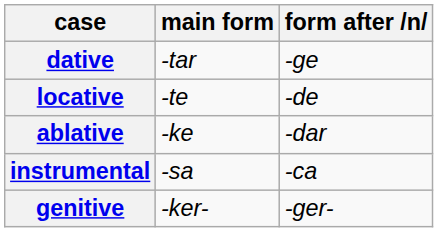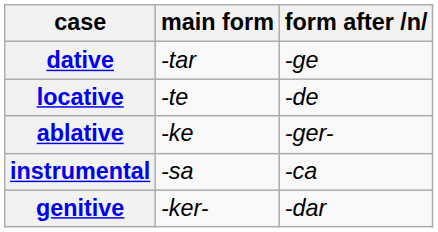(306, 134) -dar -> (309, 134) -ger-
(309, 208) -ger- -> (306, 208) -dar
